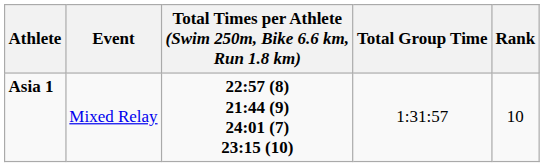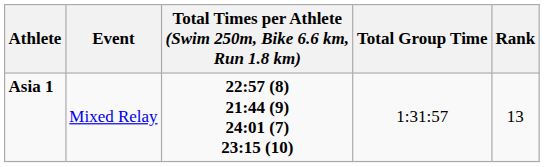(515, 117) 10 -> (515, 117) 13
